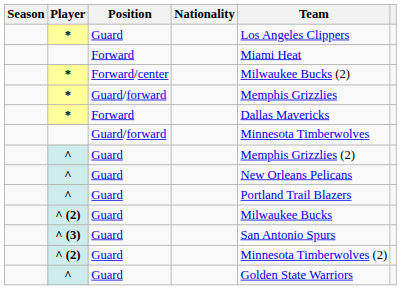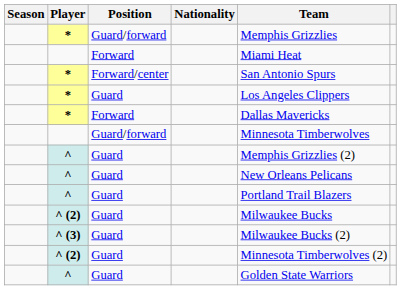rows swapped: (68, 34) <-> (68, 94)
(295, 74) Milwaukee Bucks (2) -> (288, 74) San Antonio Spurs
(288, 235) San Antonio Spurs -> (295, 235) Milwaukee Bucks (2)
